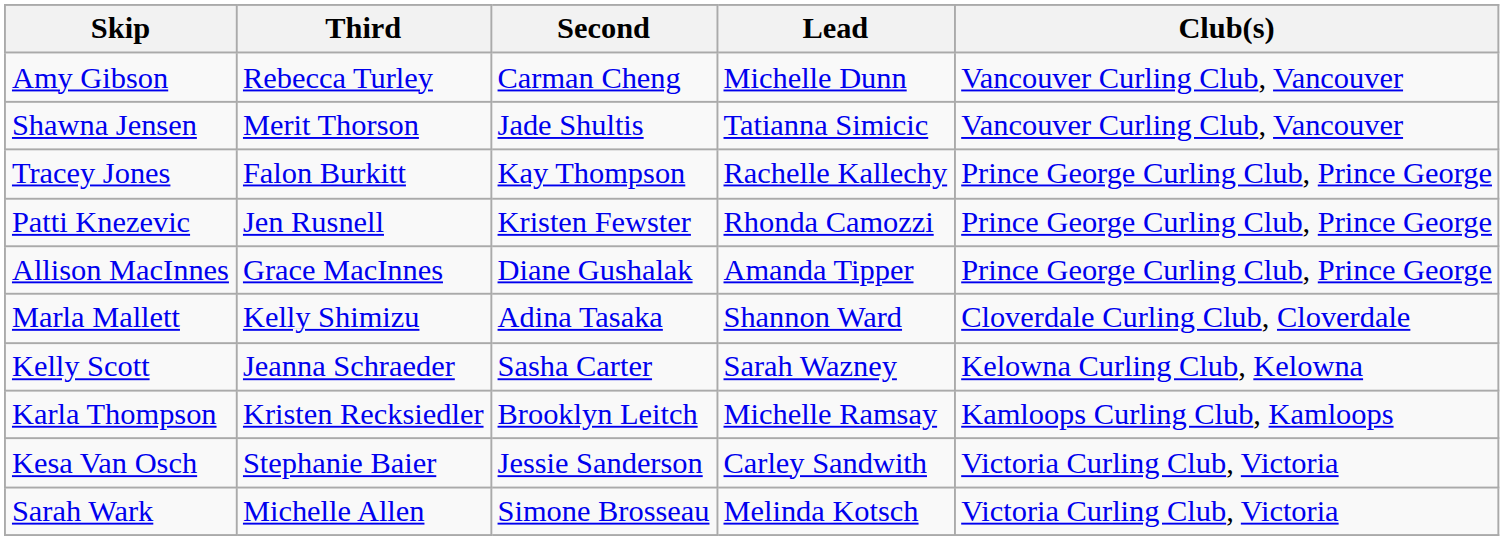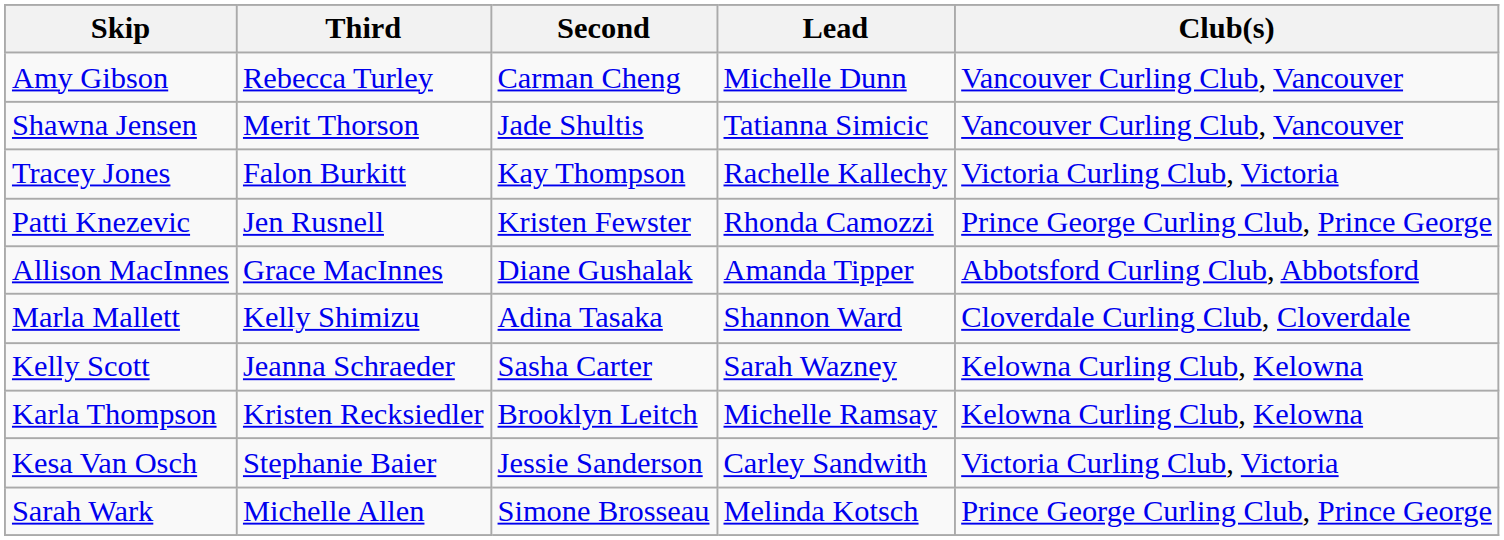(1227, 173) Prince George Curling Club, Prince George -> (1150, 173) Victoria Curling Club, Victoria
(1227, 269) Prince George Curling Club, Prince George -> (1190, 269) Abbotsford Curling Club, Abbotsford
(1177, 414) Kamloops Curling Club, Kamloops -> (1162, 414) Kelowna Curling Club, Kelowna
(1150, 510) Victoria Curling Club, Victoria -> (1227, 510) Prince George Curling Club, Prince George
